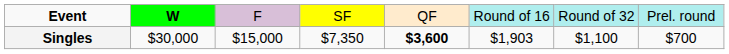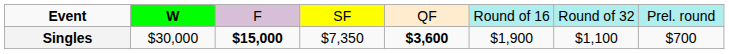(258, 38) normal -> (258, 38) bold
(512, 38) $1,903 -> (512, 38) $1,900
